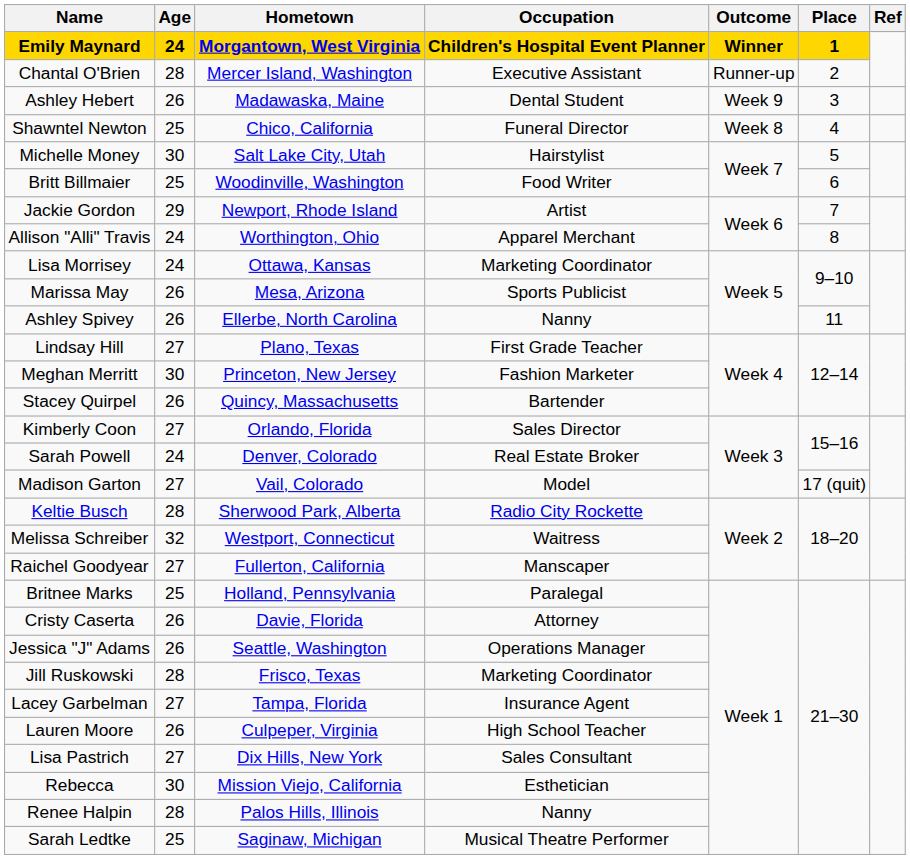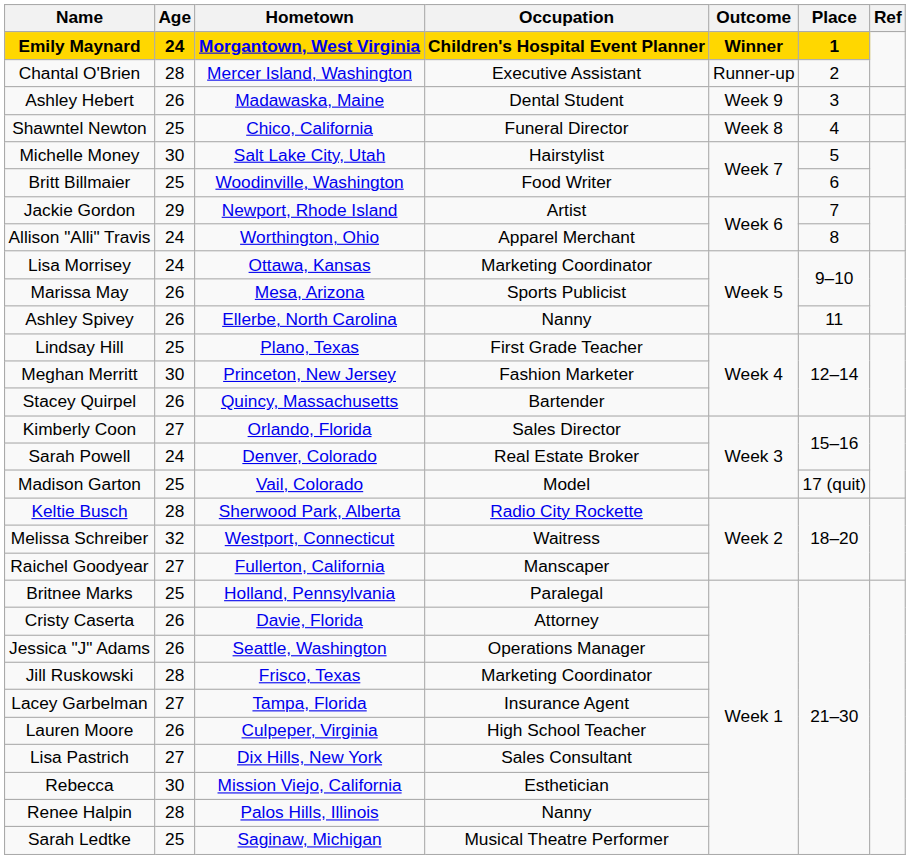(175, 347) 27 -> (175, 347) 25
(175, 484) 27 -> (175, 484) 25
